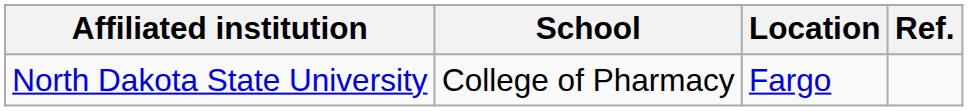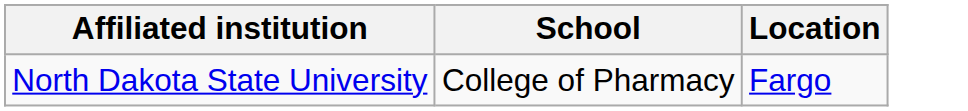- column: (925, 29)
